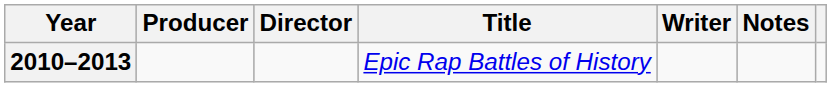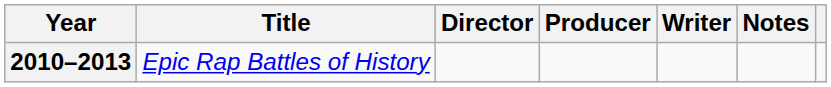columns swapped: (507, 23) <-> (195, 23)
